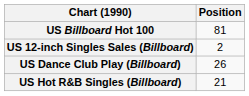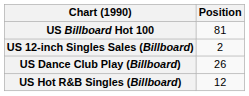(220, 82) 21 -> (220, 82) 12
